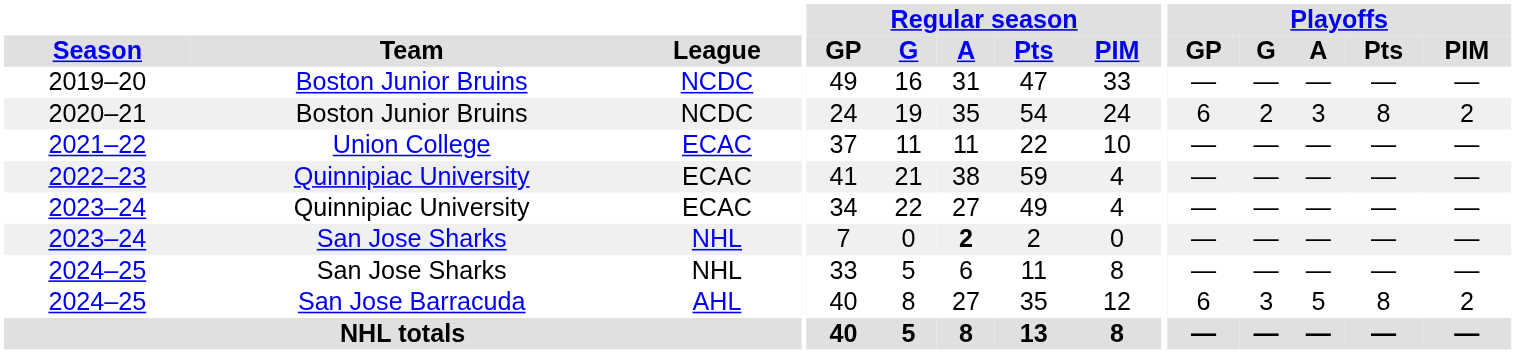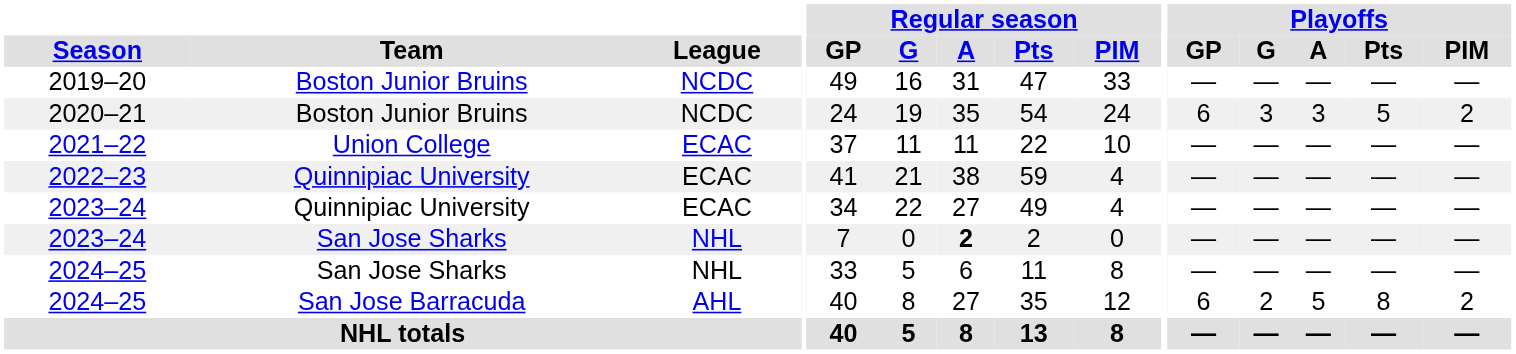(1266, 113) 2 -> (1266, 113) 3
(1384, 113) 8 -> (1384, 113) 5
(1266, 302) 3 -> (1266, 302) 2
